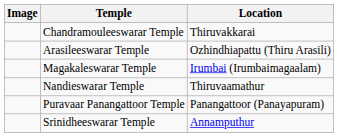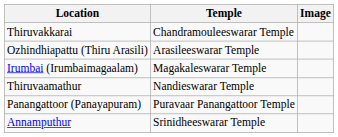columns swapped: (22, 13) <-> (260, 13)
